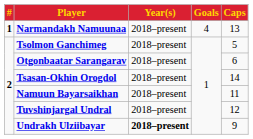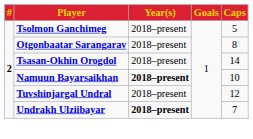- row: (71, 28)
(235, 61) 6 -> (235, 45) 8
(159, 93) normal -> (160, 77) bold
(235, 93) 11 -> (235, 77) 10
(235, 126) 9 -> (235, 110) 7
